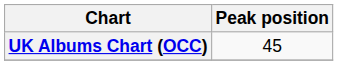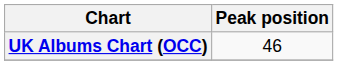(272, 45) 45 -> (272, 45) 46
